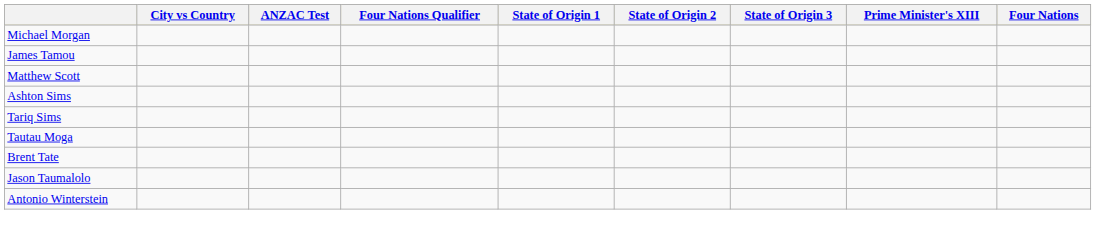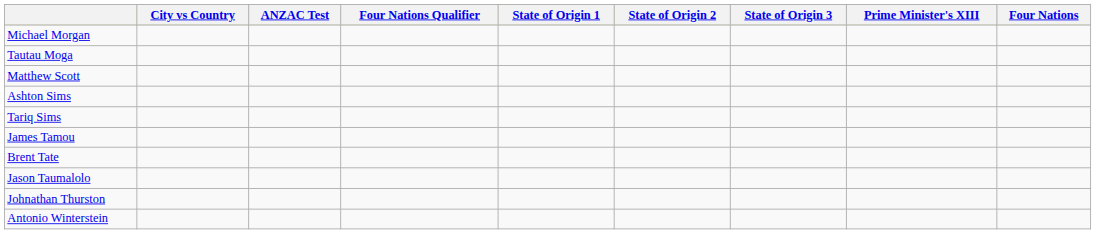rows swapped: (40, 137) <-> (41, 55)
+ row: (56, 198)
